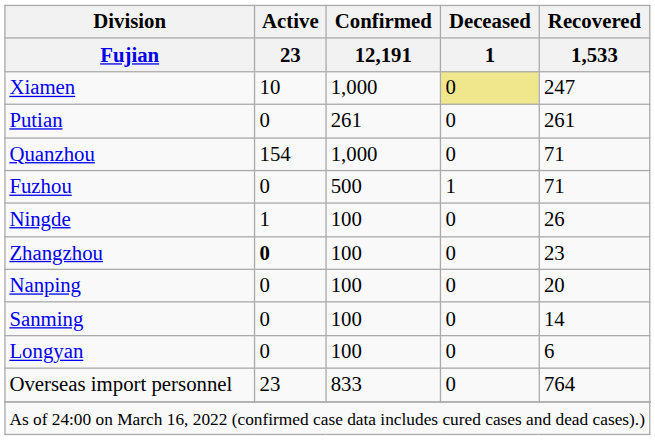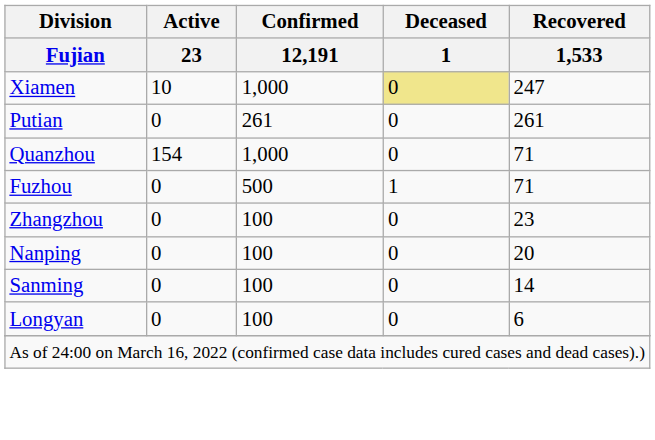- row: (40, 219)
(265, 252) bold -> (156, 219) normal
- row: (121, 384)
